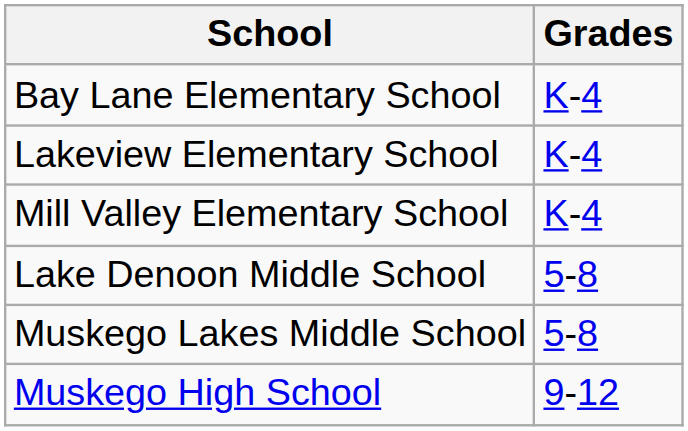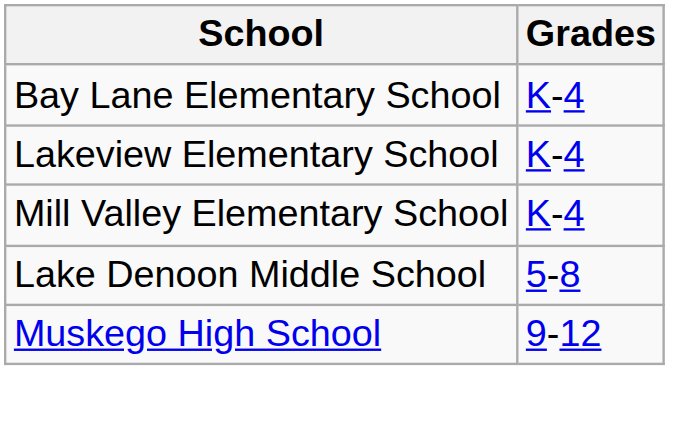- row: (270, 333)
